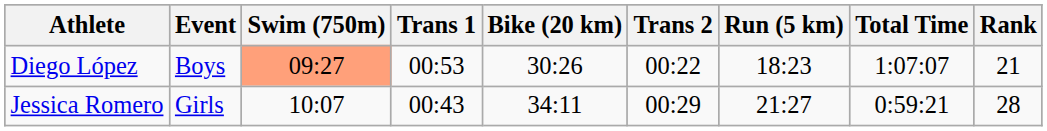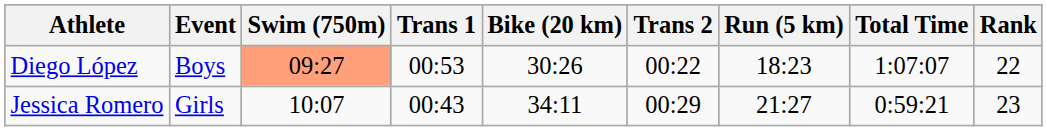(1008, 65) 21 -> (1008, 65) 22
(1008, 105) 28 -> (1008, 105) 23
